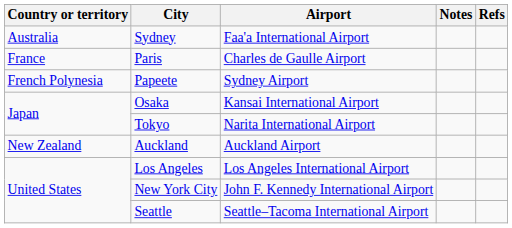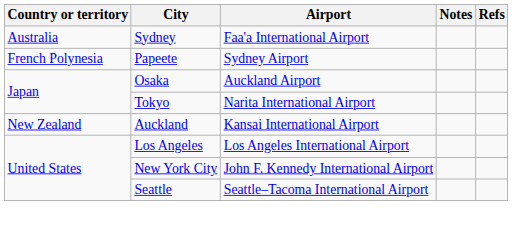- row: (148, 59)
(301, 102) Kansai International Airport -> (272, 80) Auckland Airport
(272, 146) Auckland Airport -> (301, 124) Kansai International Airport
